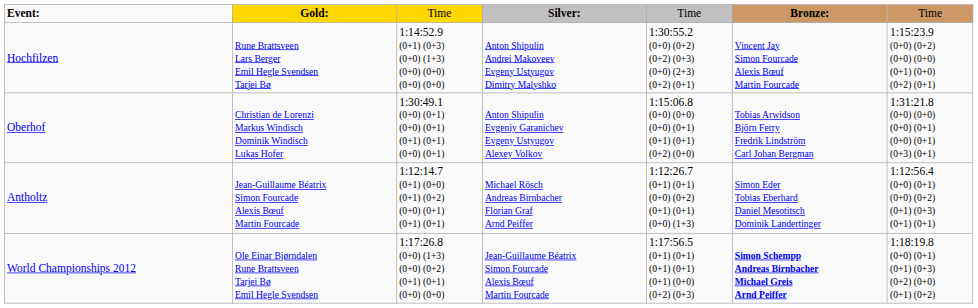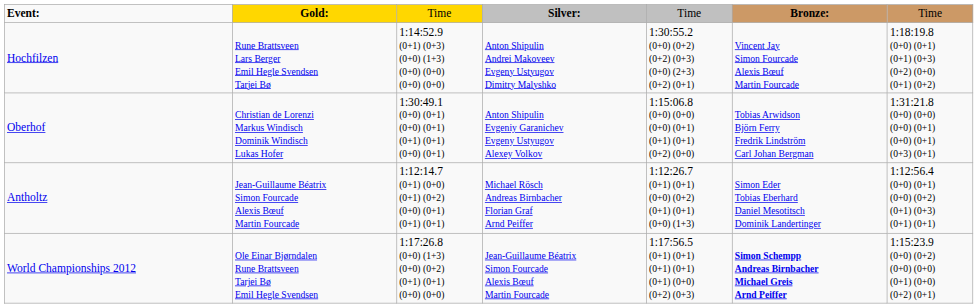(913, 57) 1:15:23.9 (0+0) (0+2) (0+0) (0+0) (0+1) (0+0) (0+2) (0+1) -> (913, 57) 1:18:19.8 (0+0) (0+1) (0+1) (0+3) (0+2) (0+0) (0+1) (0+2)
(913, 268) 1:18:19.8 (0+0) (0+1) (0+1) (0+3) (0+2) (0+0) (0+1) (0+2) -> (913, 268) 1:15:23.9 (0+0) (0+2) (0+0) (0+0) (0+1) (0+0) (0+2) (0+1)
